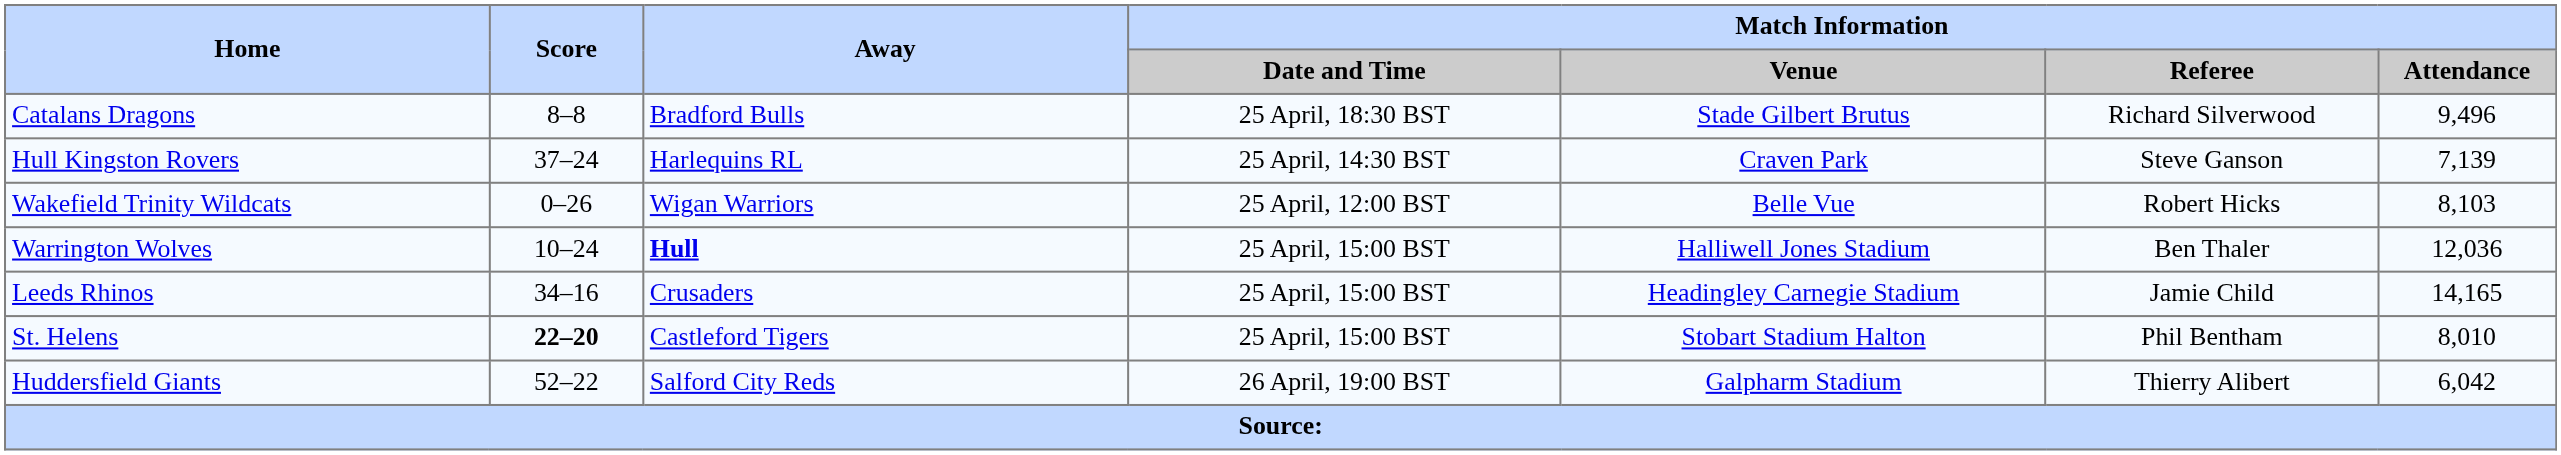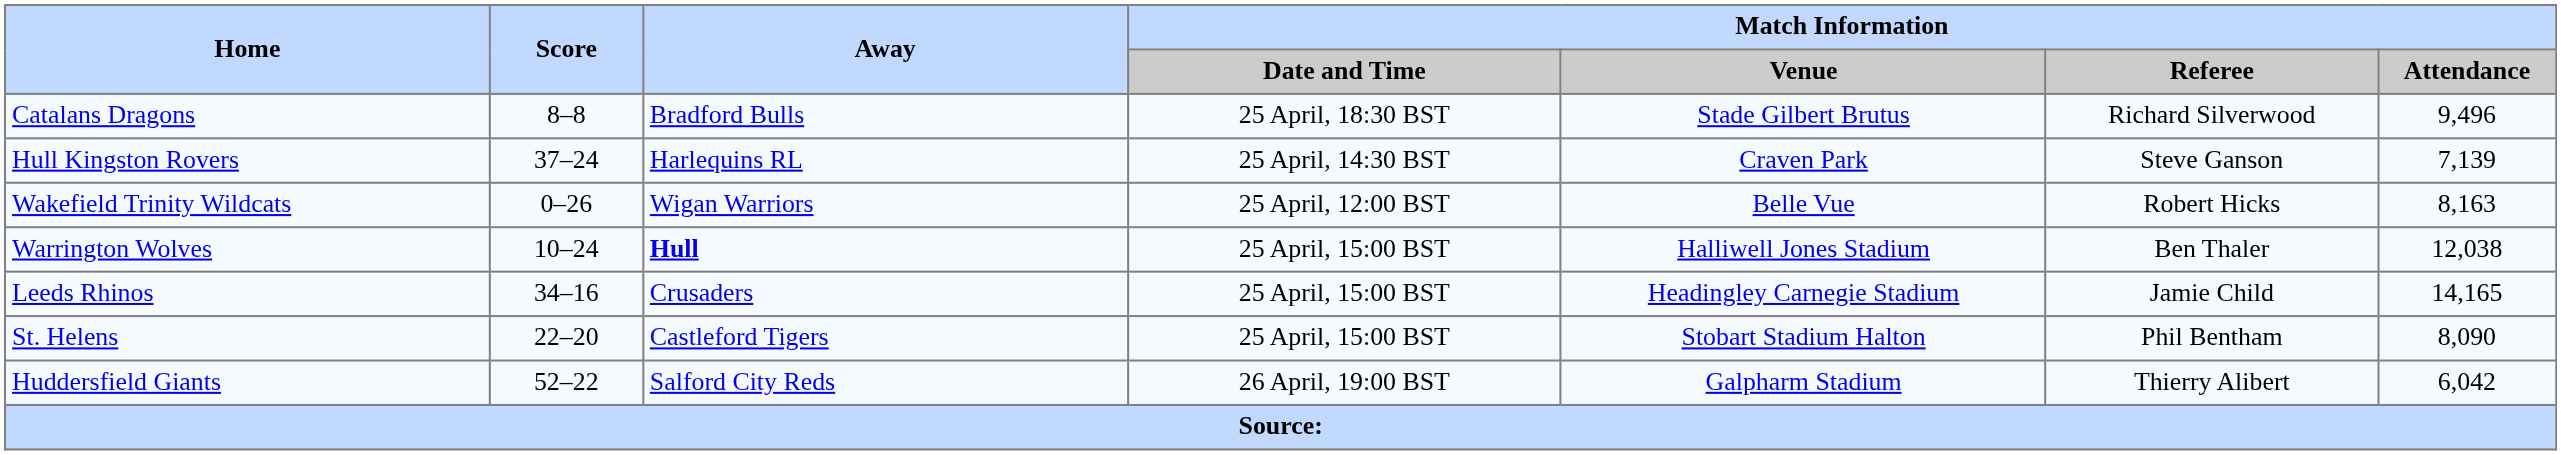(2467, 204) 8,103 -> (2467, 204) 8,163
(2467, 248) 12,036 -> (2467, 248) 12,038
(566, 337) bold -> (566, 337) normal
(2467, 337) 8,010 -> (2467, 337) 8,090
